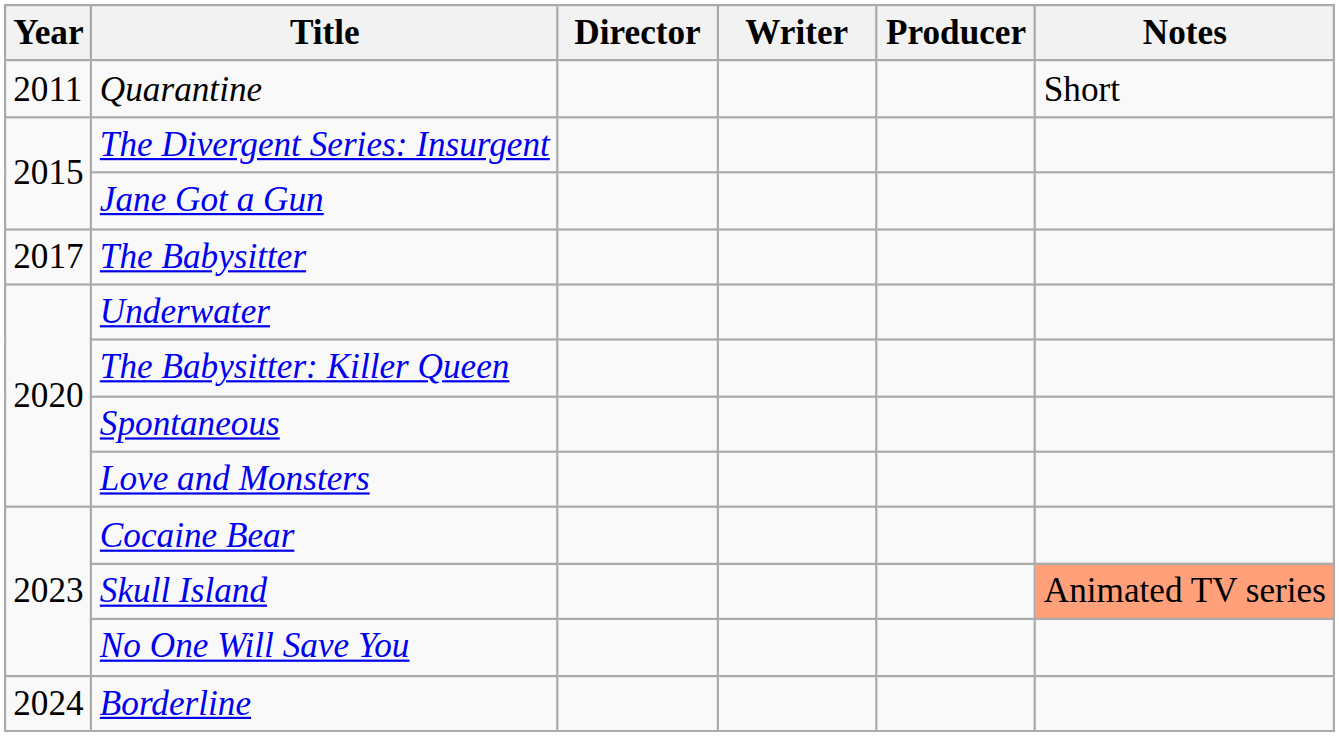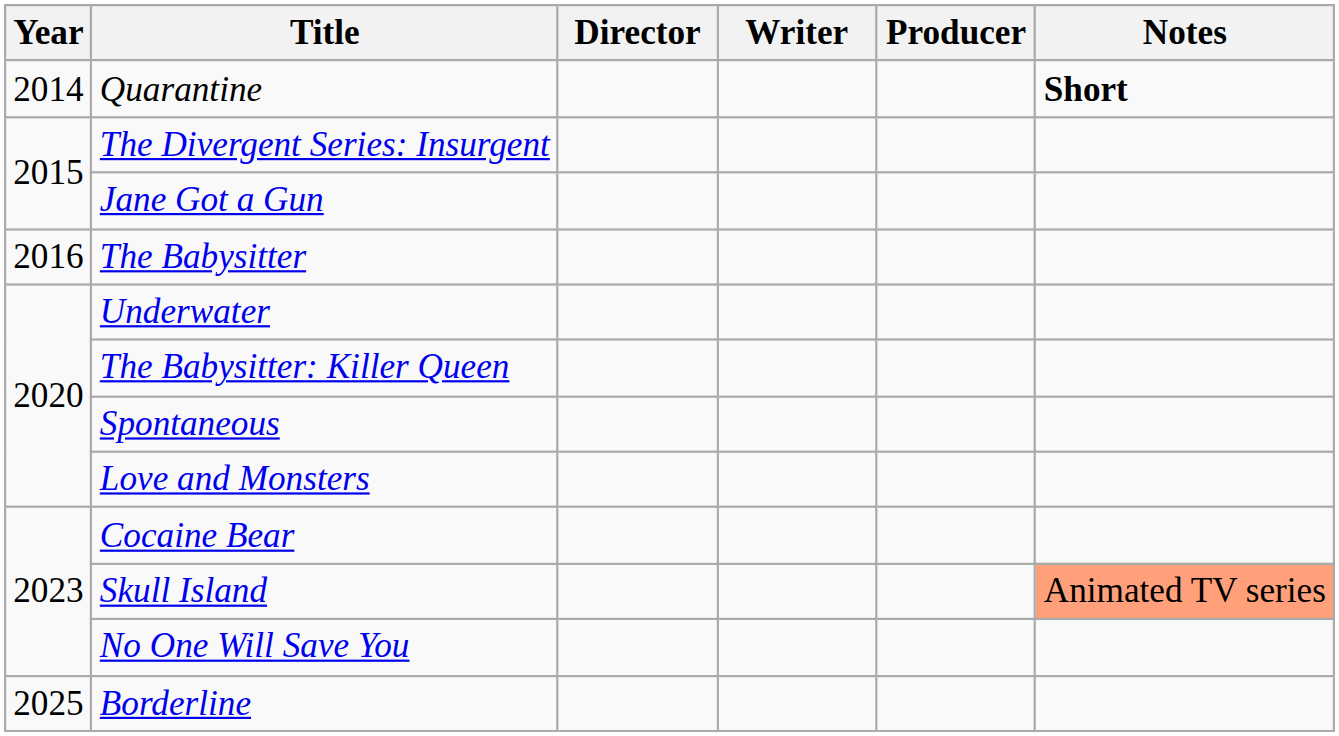(48, 88) 2011 -> (48, 88) 2014
(1082, 88) normal -> (1086, 88) bold
(48, 255) 2017 -> (48, 255) 2016
(48, 702) 2024 -> (48, 702) 2025
